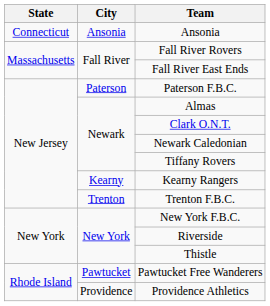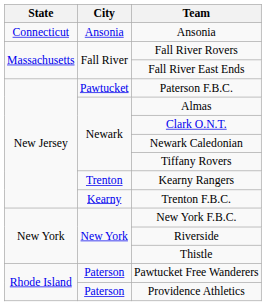(106, 87) Paterson -> (104, 87) Pawtucket
(106, 180) Kearny -> (104, 180) Trenton
(106, 198) Trenton -> (104, 198) Kearny
(106, 273) Pawtucket -> (104, 273) Paterson
(106, 291) Providence -> (104, 291) Paterson
